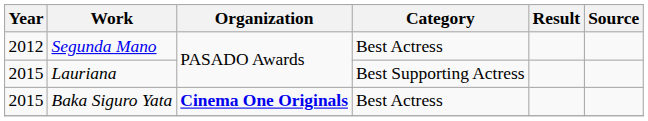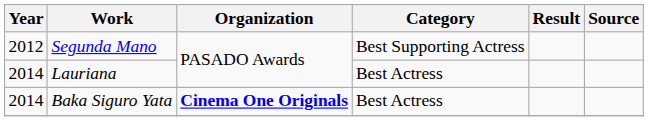(399, 45) Best Actress -> (440, 45) Best Supporting Actress
(26, 73) 2015 -> (26, 73) 2014
(440, 73) Best Supporting Actress -> (399, 73) Best Actress
(26, 101) 2015 -> (26, 101) 2014
